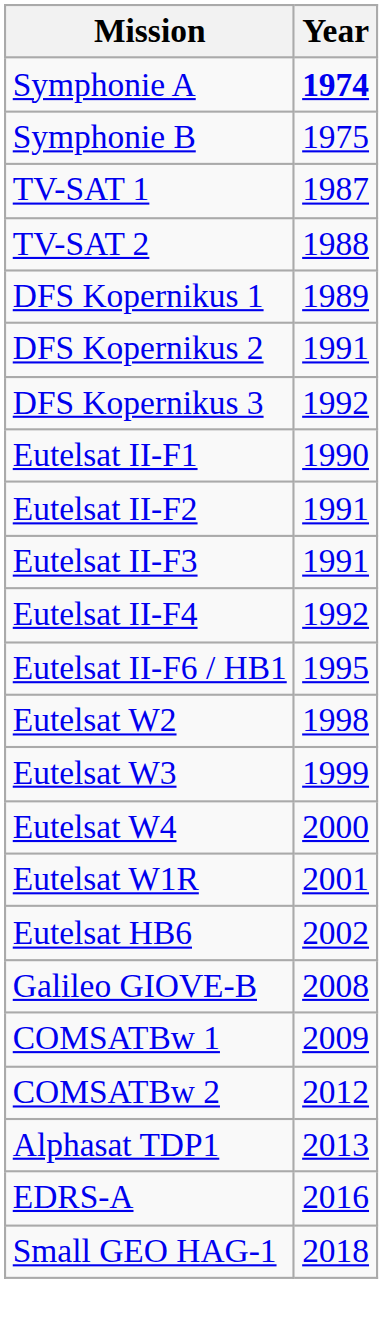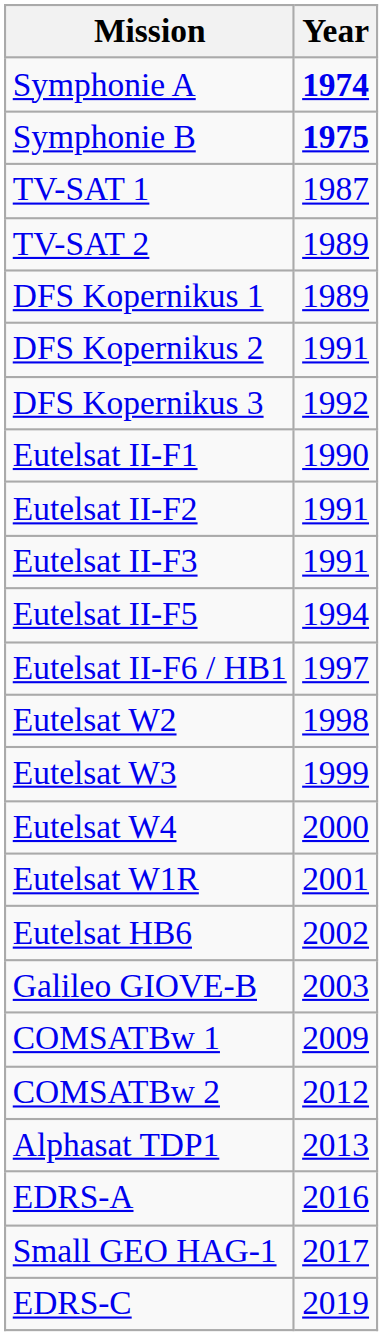(336, 137) normal -> (336, 137) bold
(336, 243) 1988 -> (336, 243) 1989
- row: (105, 614)
+ row: (105, 614)
(336, 667) 1995 -> (336, 667) 1997
(336, 985) 2008 -> (336, 985) 2003
(336, 1250) 2018 -> (336, 1250) 2017
+ row: (72, 1303)
